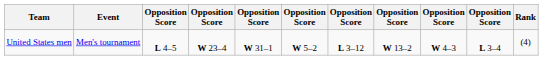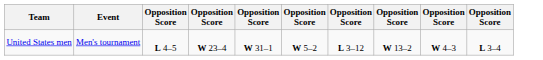- column: (526, 17)
